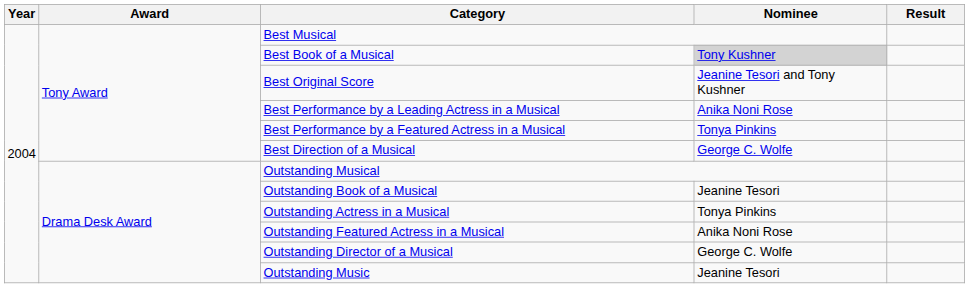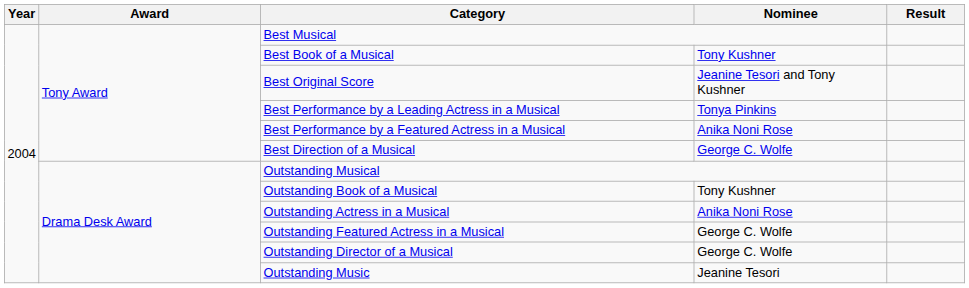(736, 55) lightgrey background -> (736, 55) no background
(745, 110) Anika Noni Rose -> (737, 110) Tonya Pinkins
(737, 130) Tonya Pinkins -> (745, 130) Anika Noni Rose
(738, 191) Jeanine Tesori -> (736, 191) Tony Kushner
(737, 211) Tonya Pinkins -> (745, 211) Anika Noni Rose
(745, 232) Anika Noni Rose -> (745, 232) George C. Wolfe
